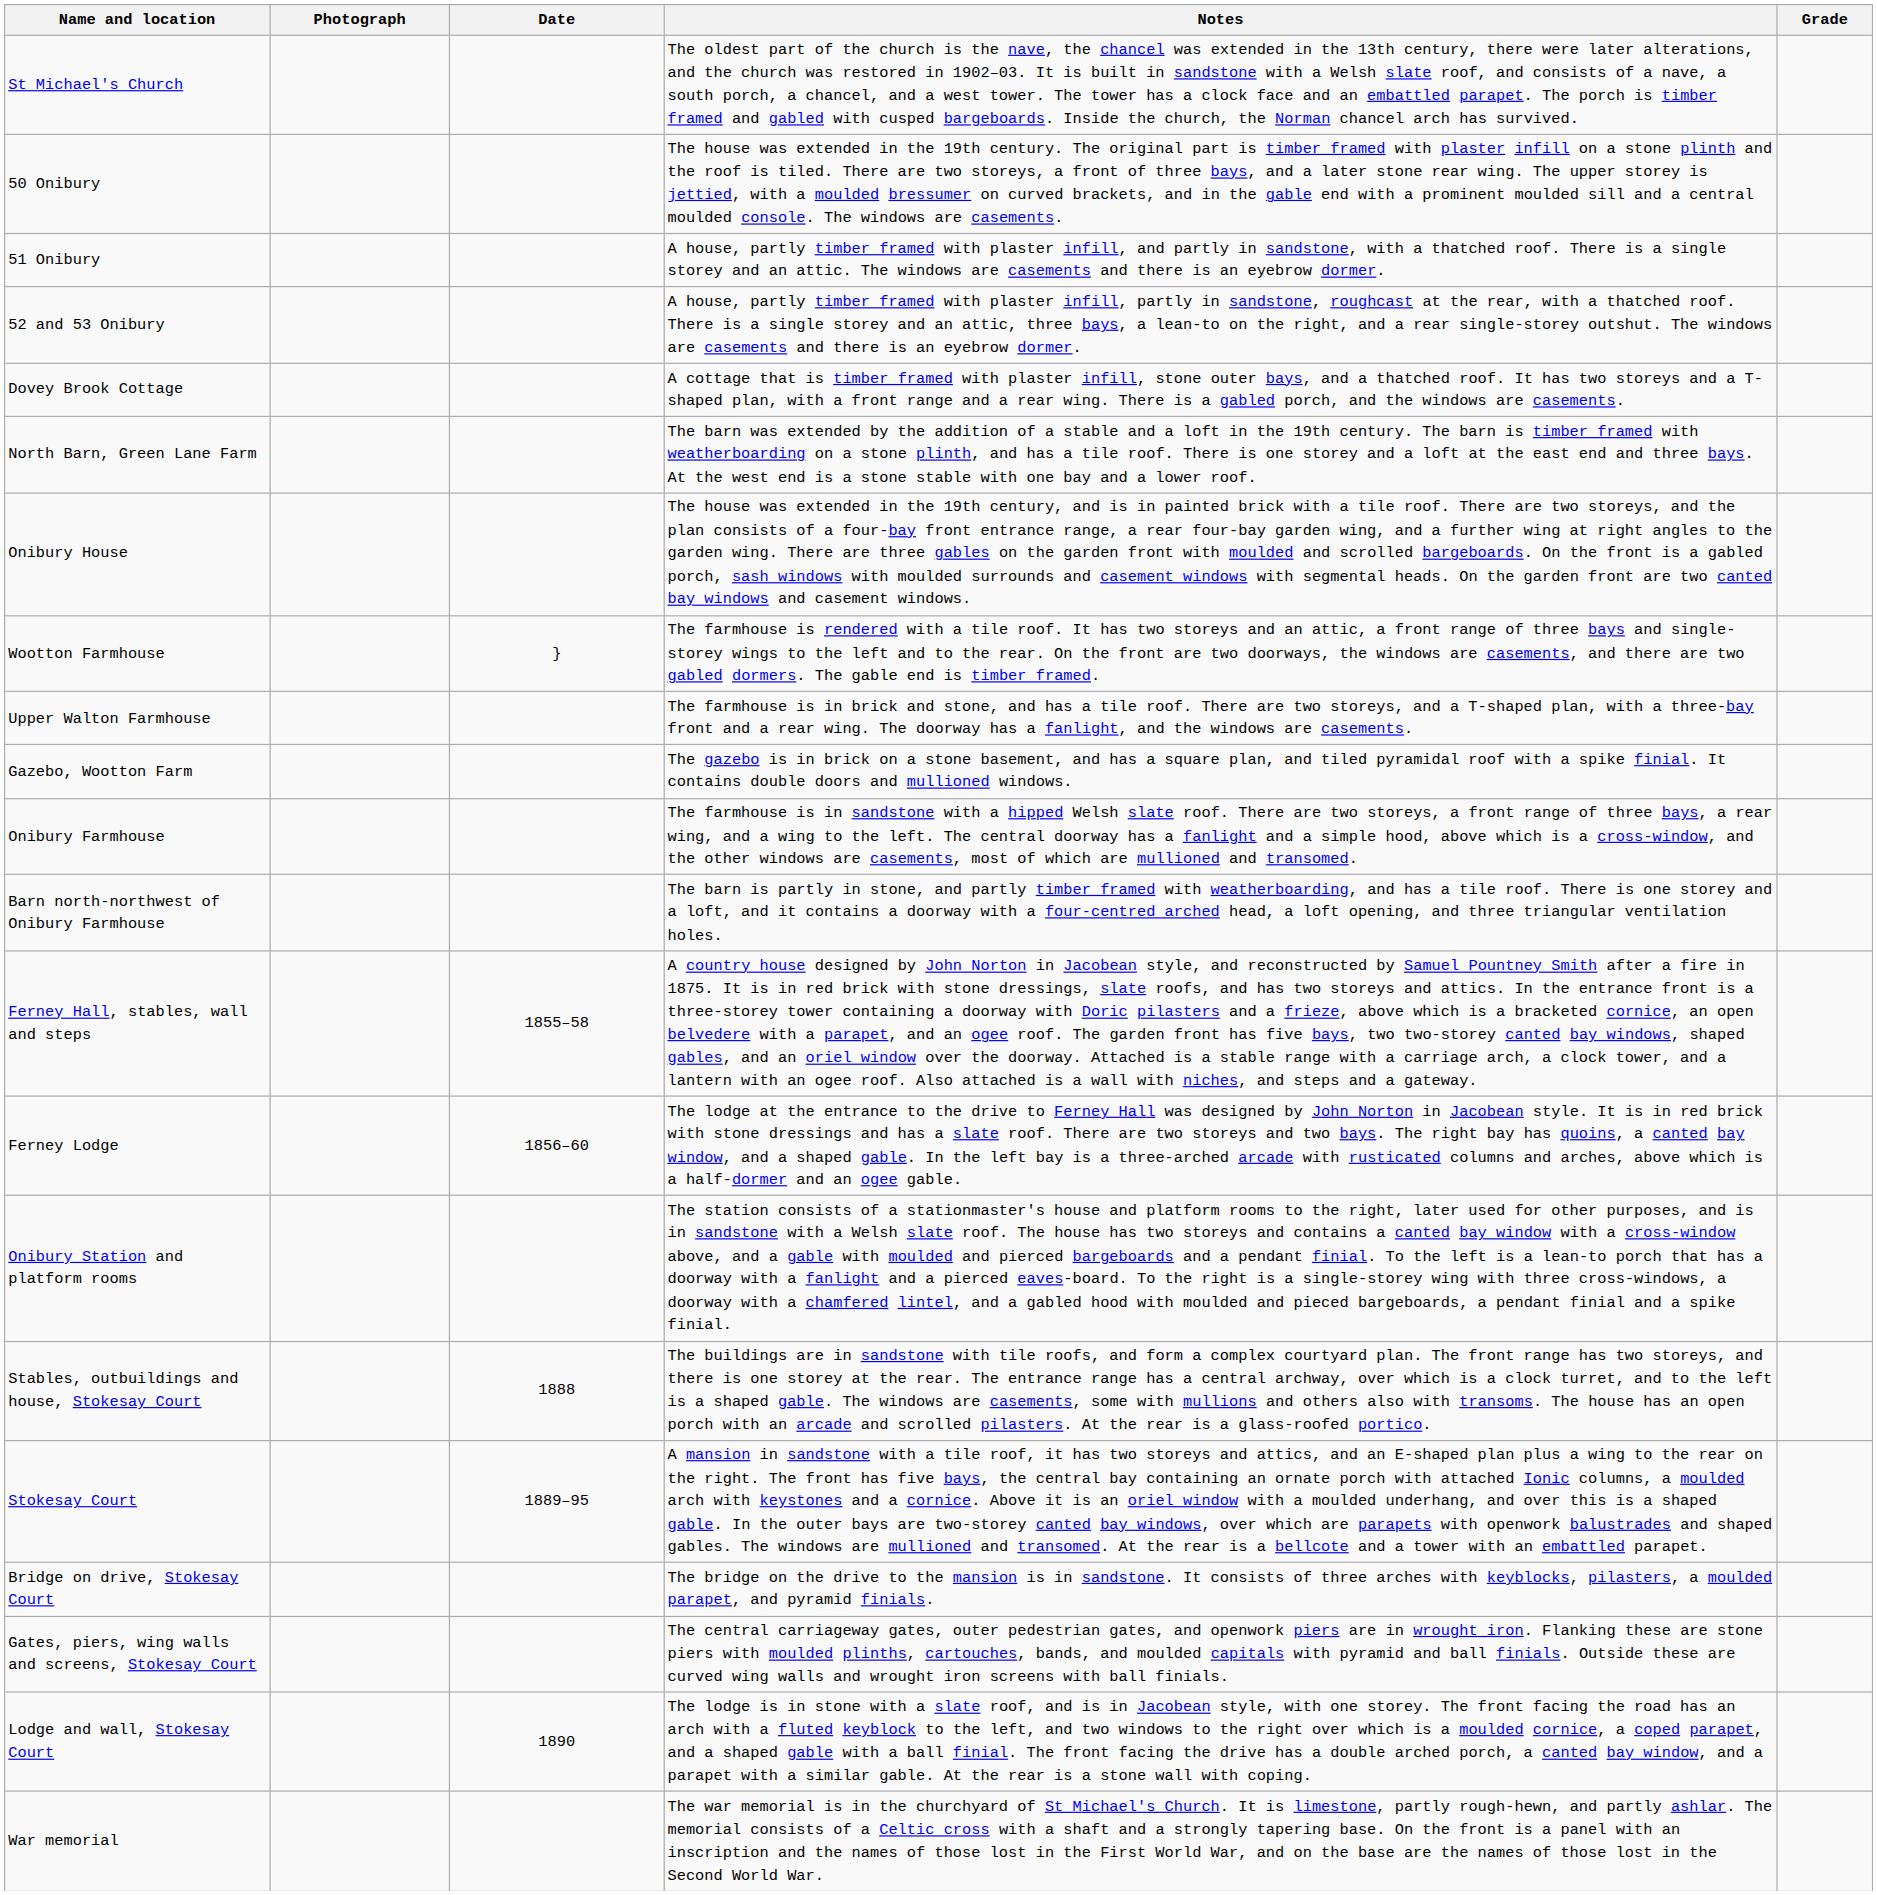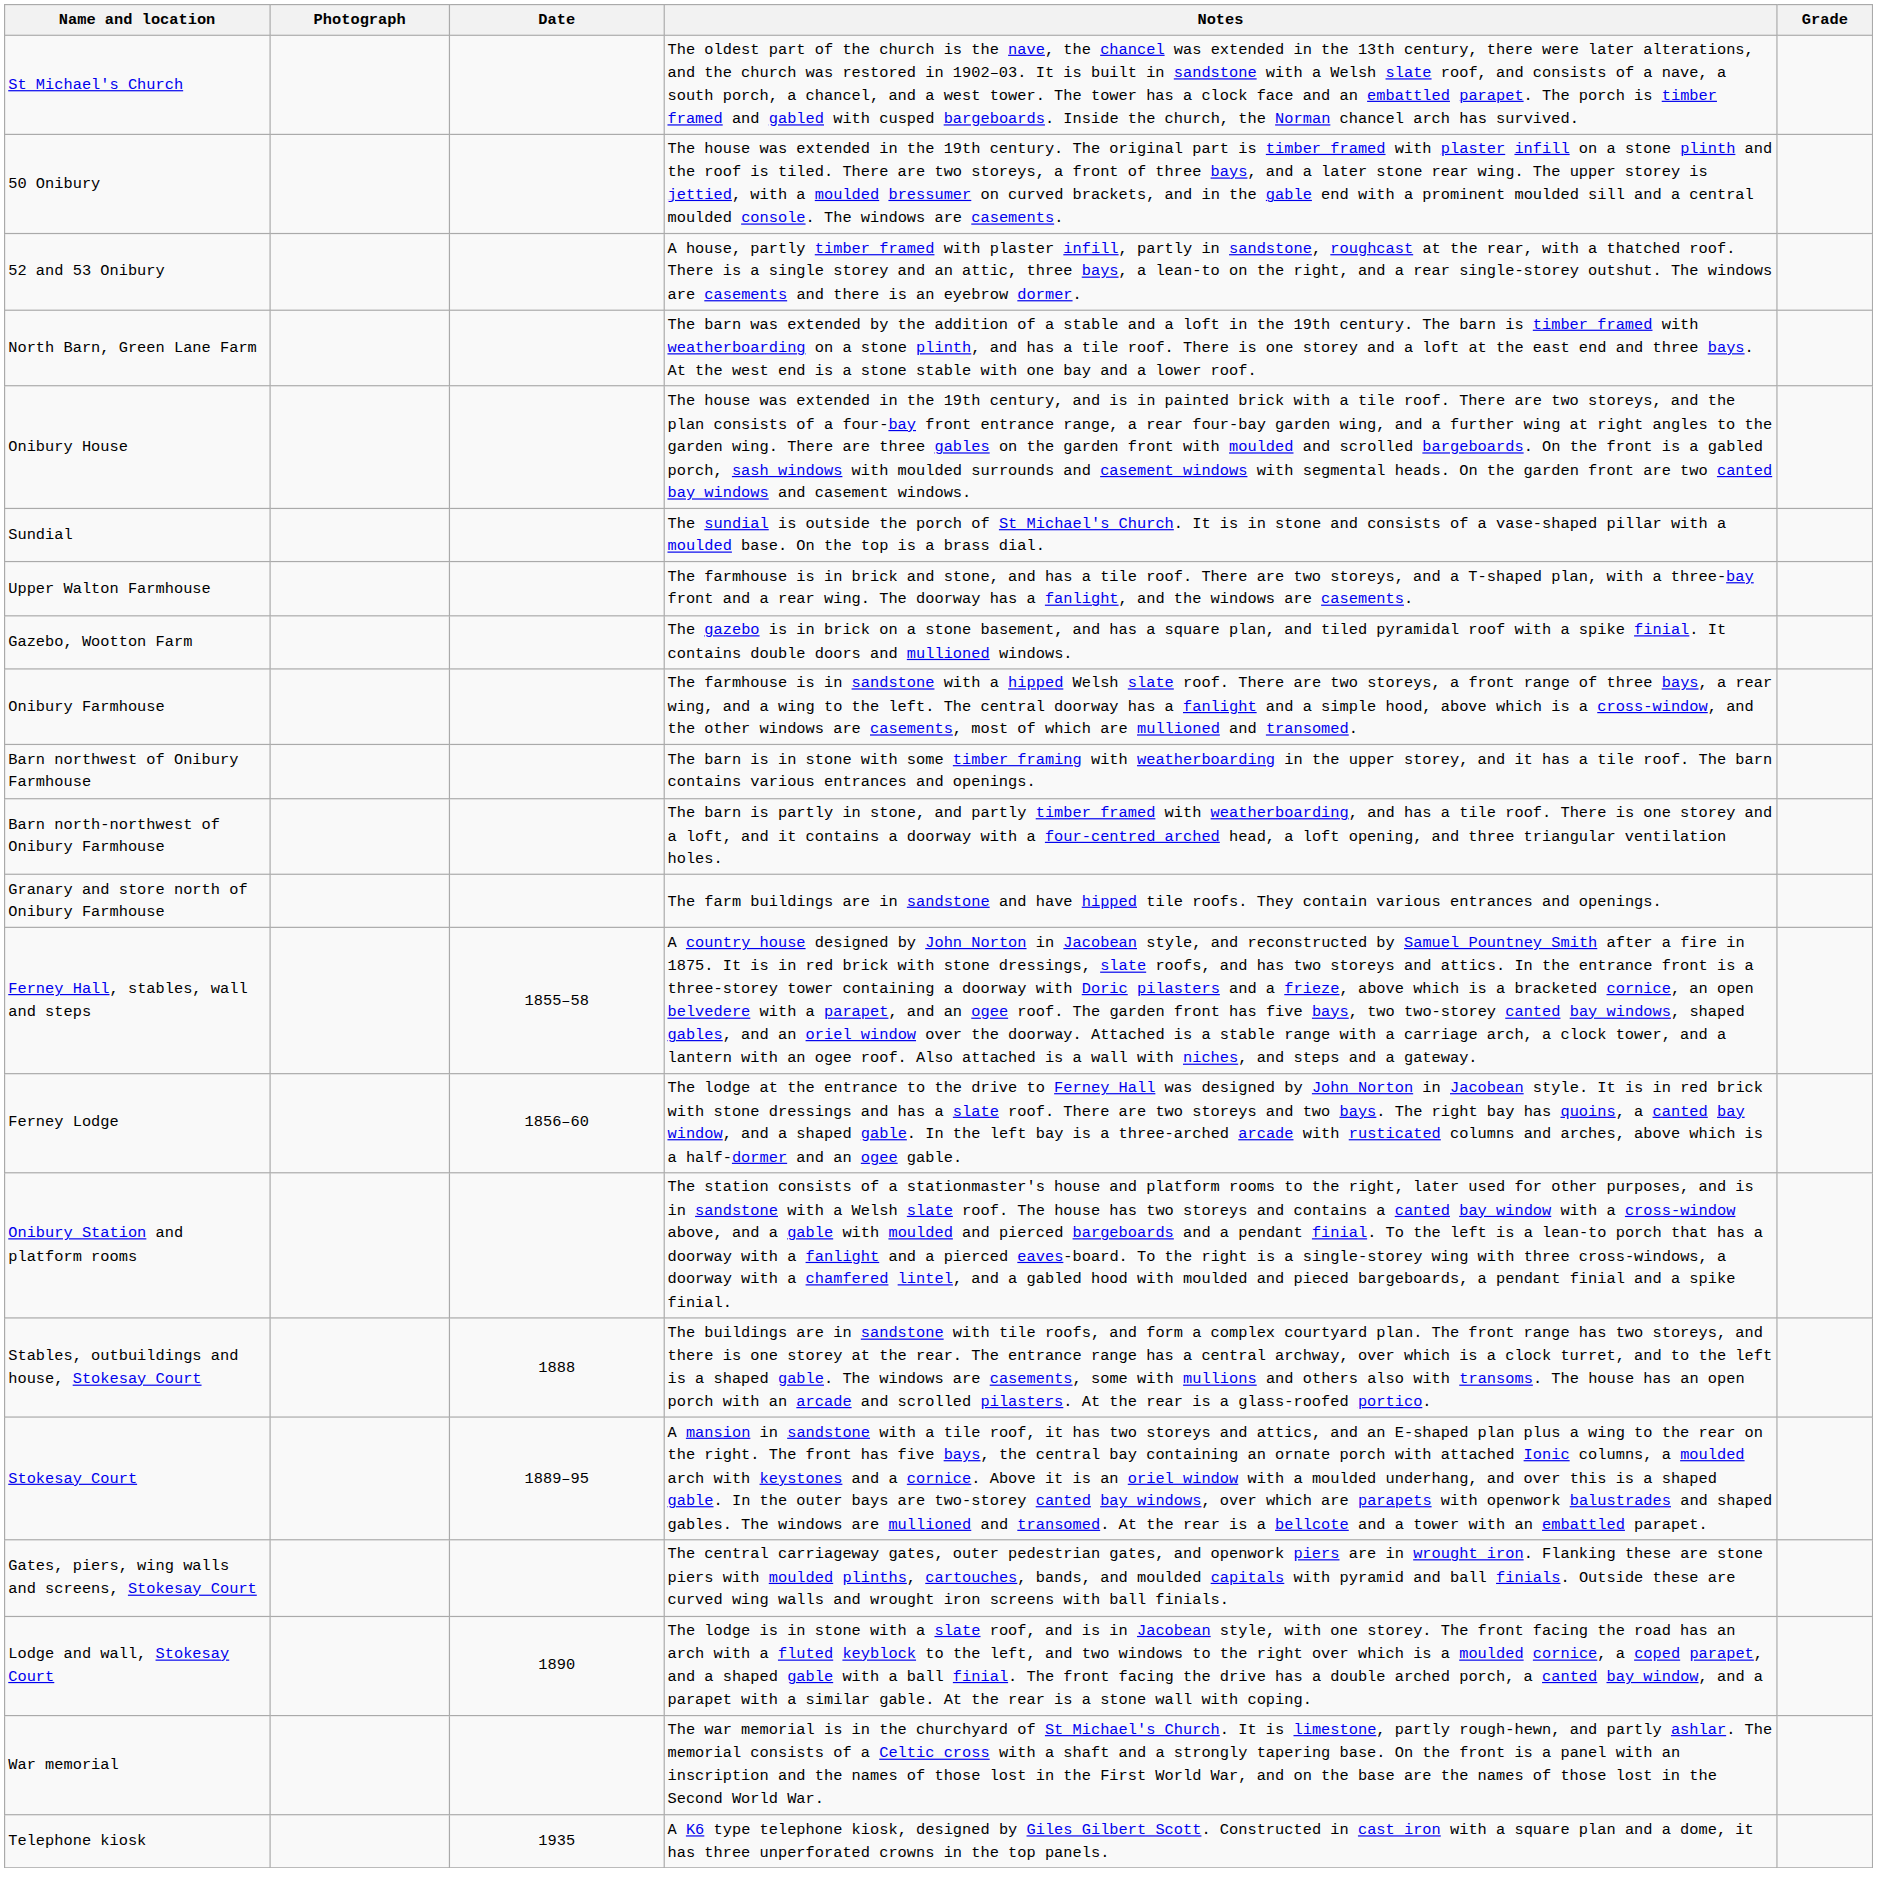- row: (54, 260)
- row: (96, 390)
+ row: (40, 535)
- row: (86, 653)
+ row: (123, 771)
+ row: (128, 901)
- row: (123, 1589)
+ row: (77, 1841)
